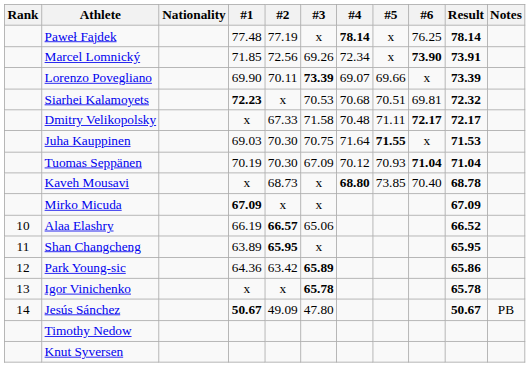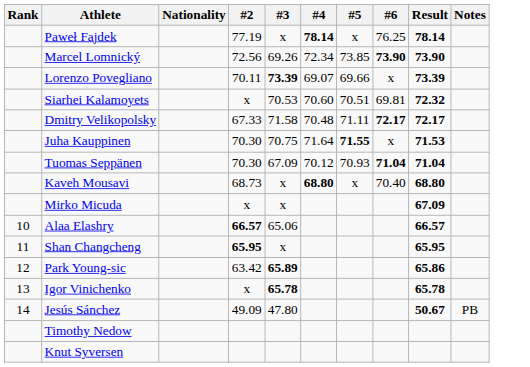- column: (247, 15)
(391, 57) x -> (355, 57) 73.85
(466, 57) 73.91 -> (430, 57) 73.90
(355, 99) 70.68 -> (319, 99) 70.60
(391, 183) 73.85 -> (355, 183) x
(466, 183) 68.78 -> (430, 183) 68.80
(466, 225) 66.52 -> (430, 225) 66.57
